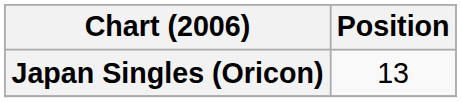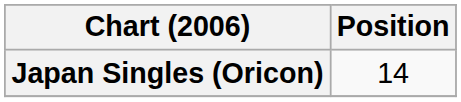(393, 72) 13 -> (393, 72) 14
